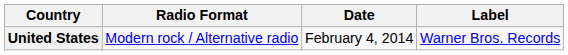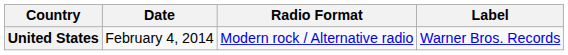columns swapped: (359, 15) <-> (202, 15)
